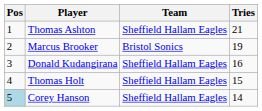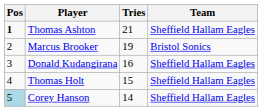columns swapped: (175, 13) <-> (243, 13)
(9, 30) normal -> (9, 30) bold
